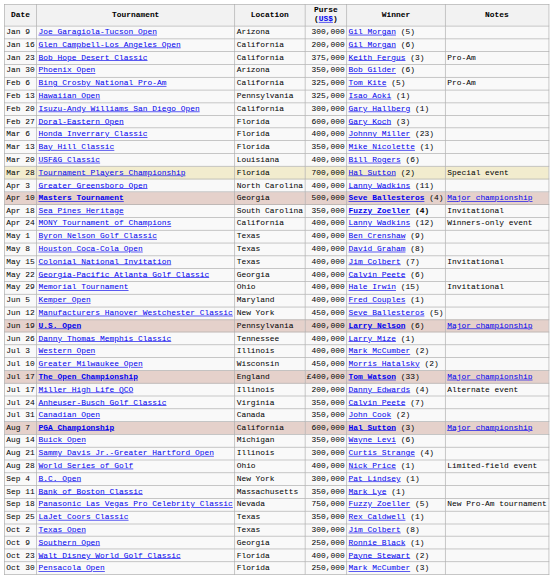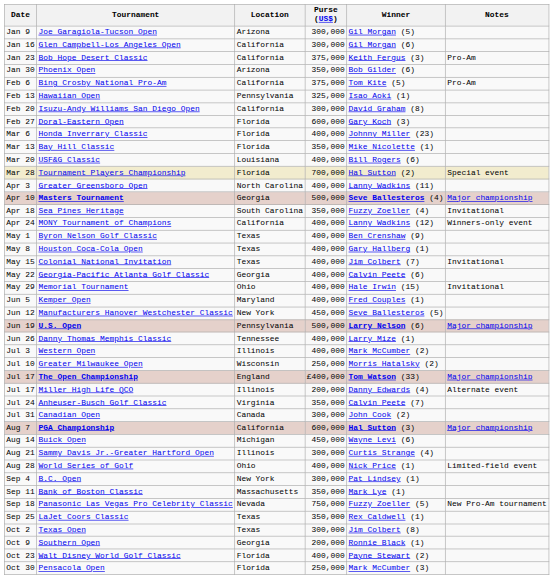(328, 46) 200,000 -> (328, 46) 300,000
(328, 84) 325,000 -> (328, 84) 375,000
(389, 109) Gary Hallberg (1) -> (386, 109) David Graham (8)
(389, 211) bold -> (389, 211) normal
(386, 250) David Graham (8) -> (389, 250) Gary Hallberg (1)
(328, 326) 400,000 -> (328, 326) 500,000
(328, 365) 450,000 -> (328, 365) 250,000
(328, 416) 350,000 -> (328, 416) 300,000
(328, 441) 350,000 -> (328, 441) 450,000
(328, 543) 250,000 -> (328, 543) 200,000
